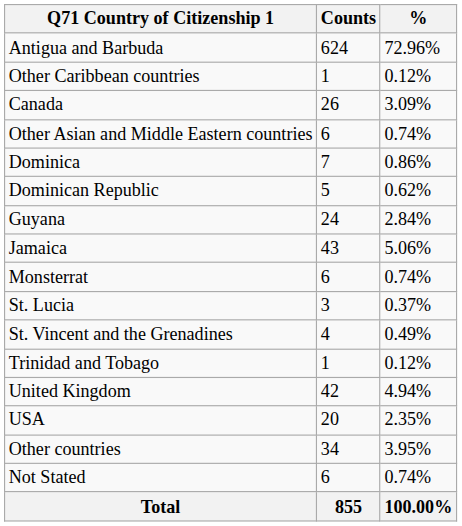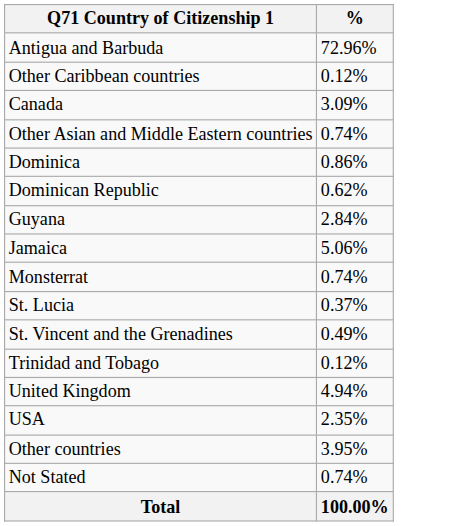- column: (348, 18)
